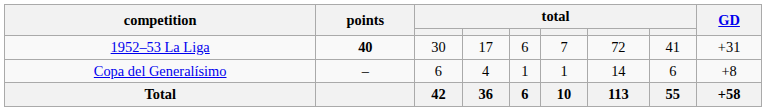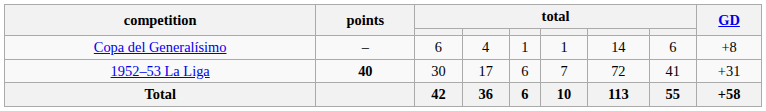rows swapped: (160, 47) <-> (160, 71)
